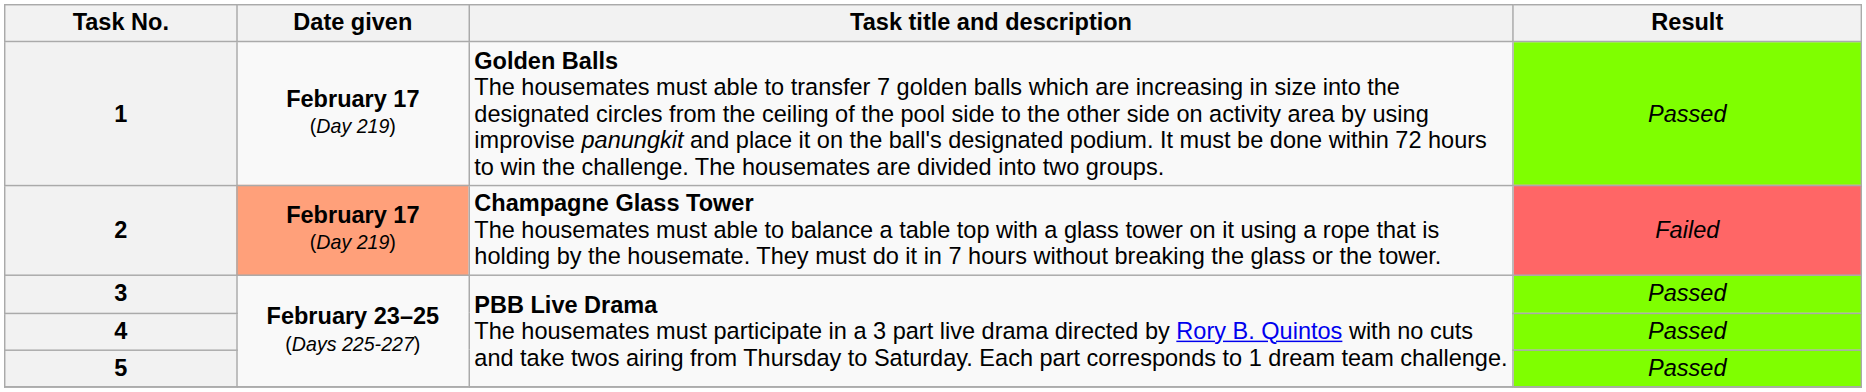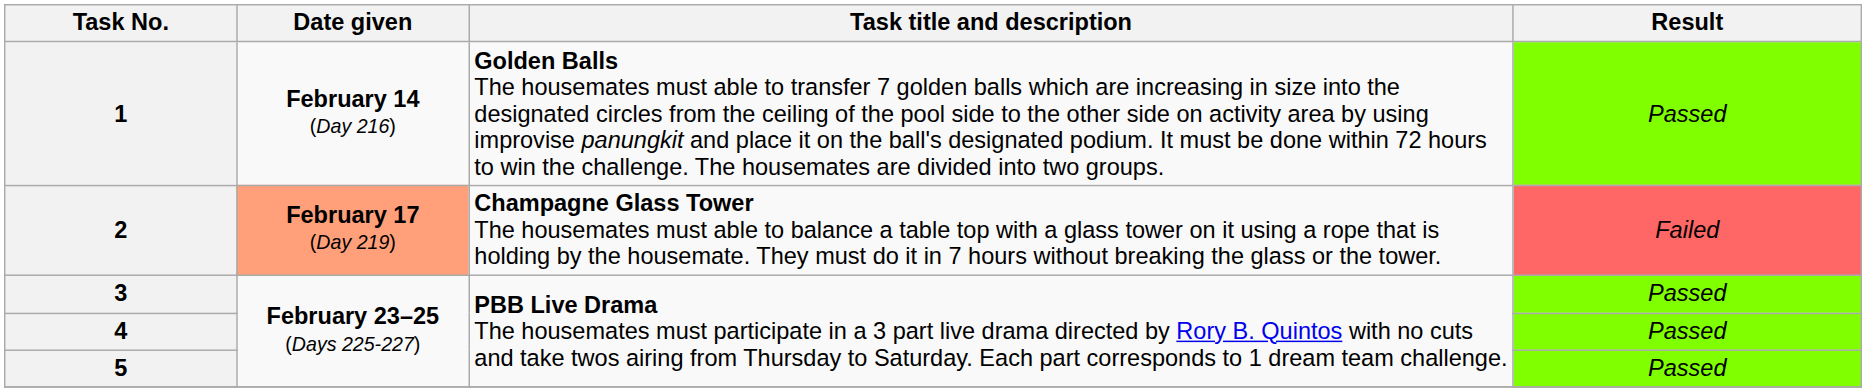(353, 112) February 17 (Day 219) -> (353, 112) February 14 (Day 216)
